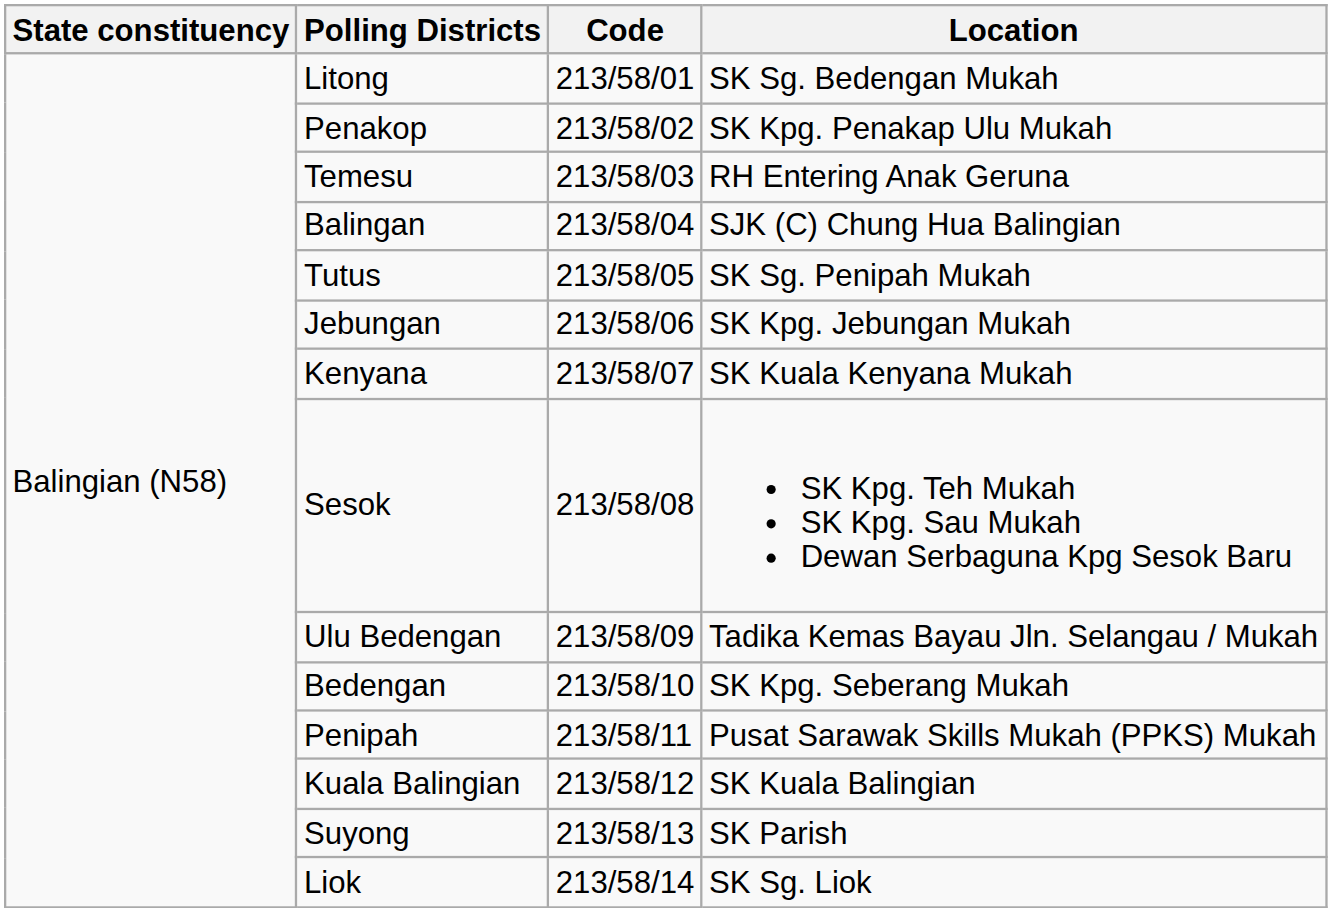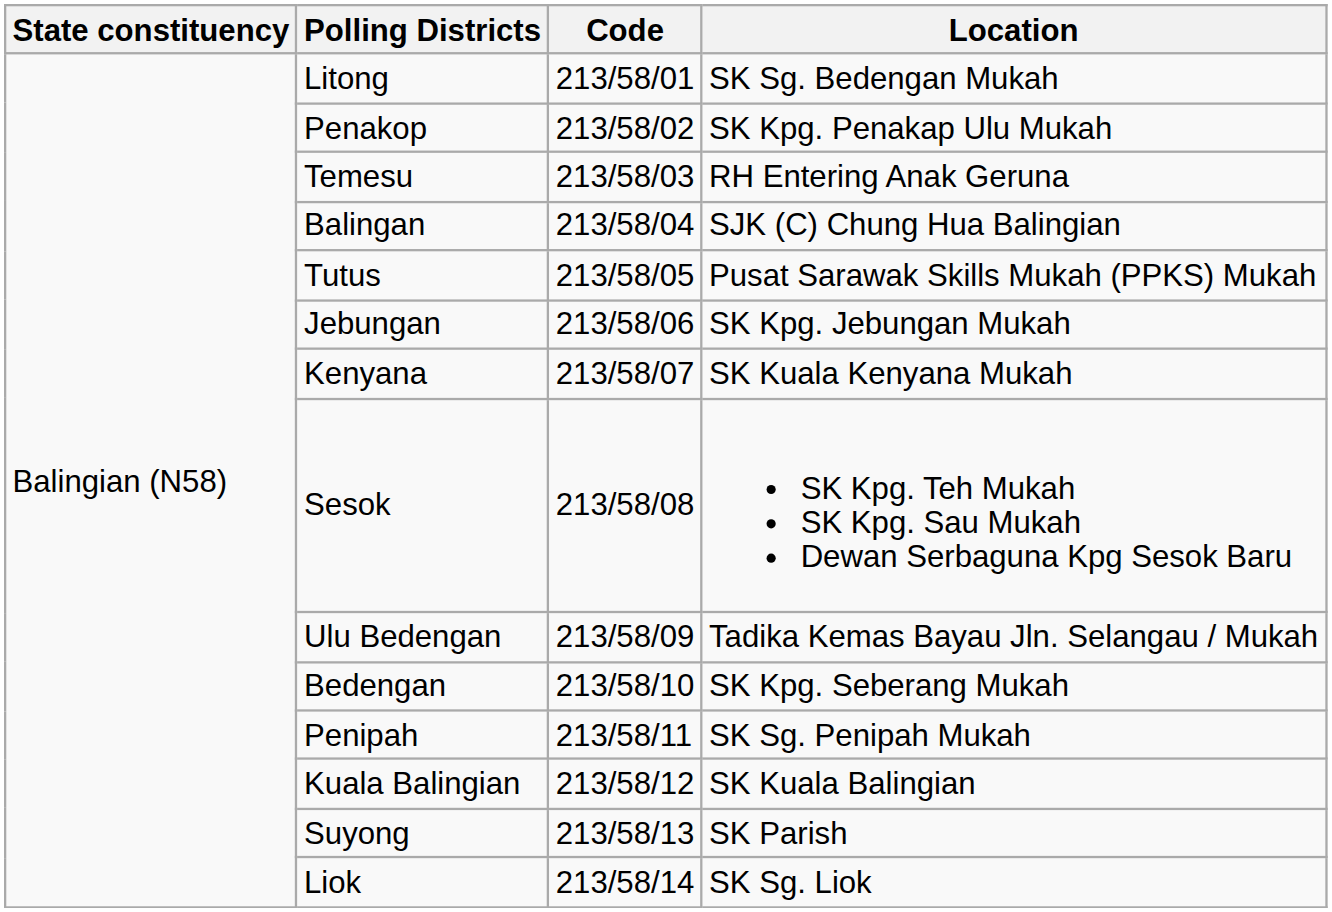(870, 275) SK Sg. Penipah Mukah -> (1013, 275) Pusat Sarawak Skills Mukah (PPKS) Mukah
(1013, 735) Pusat Sarawak Skills Mukah (PPKS) Mukah -> (870, 735) SK Sg. Penipah Mukah
